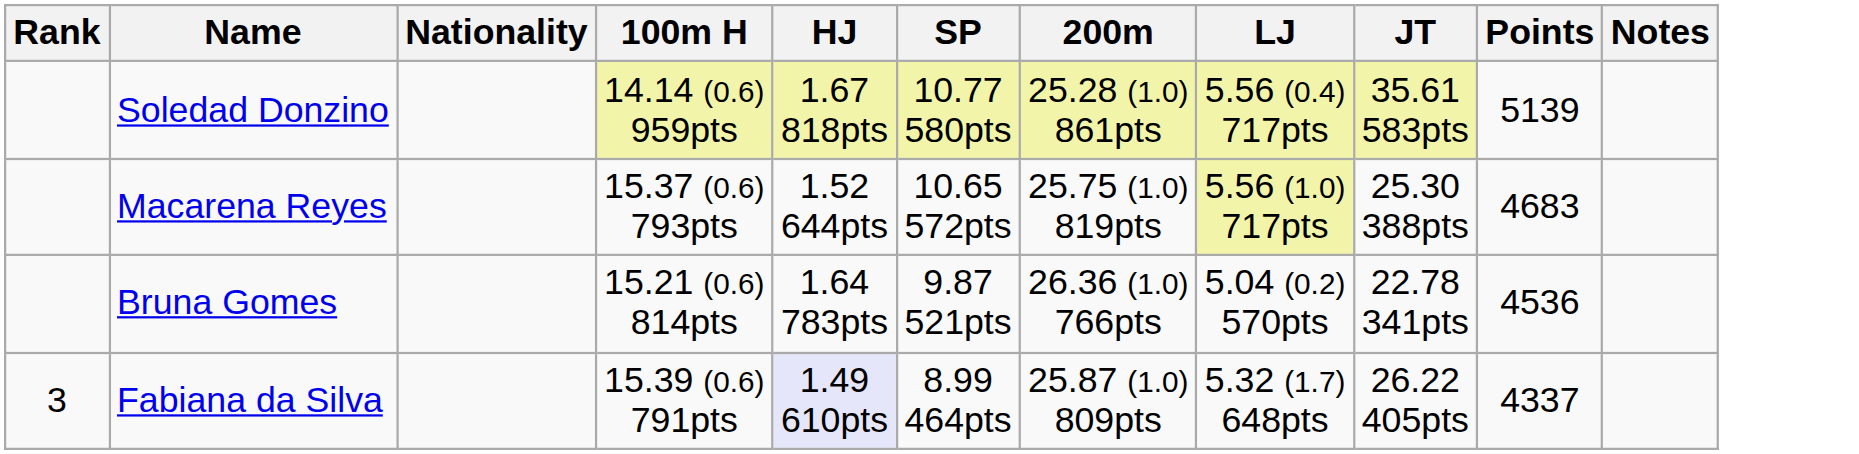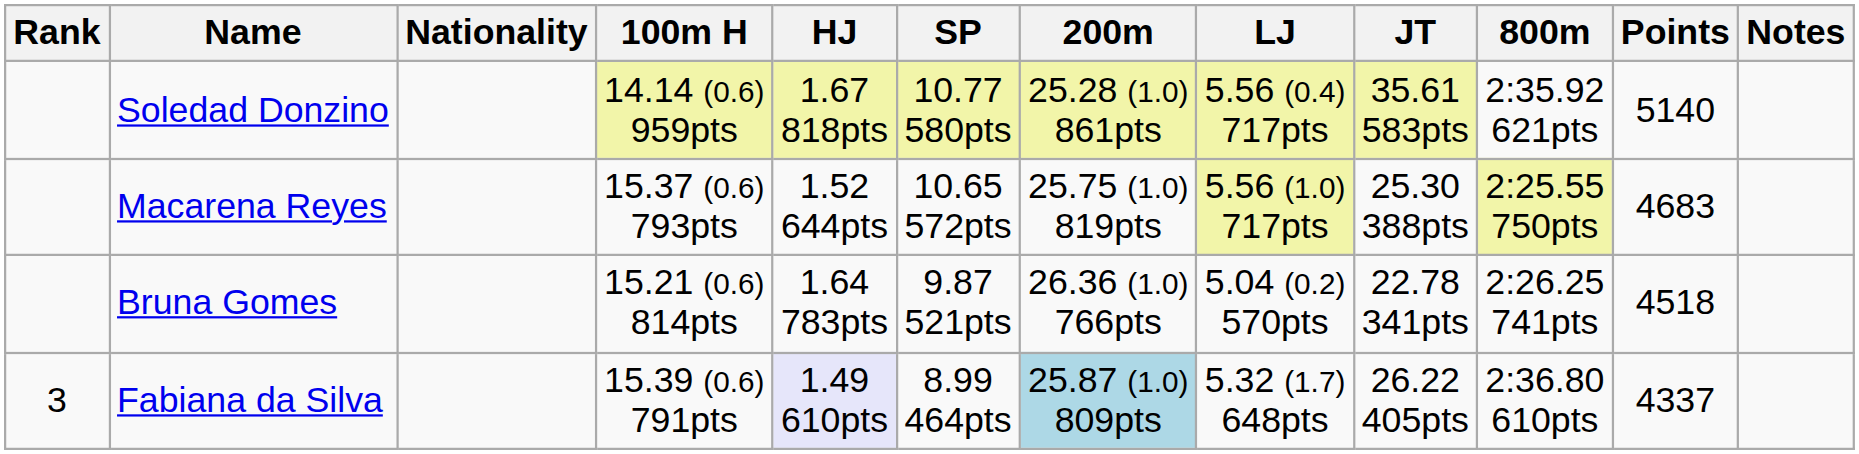+ column: (1545, 32)
(1540, 109) 5139 -> (1675, 109) 5140
(1540, 302) 4536 -> (1675, 302) 4518
(1108, 399) no background -> (1108, 399) lightblue background
